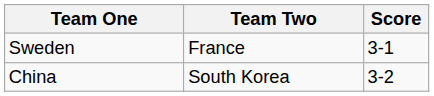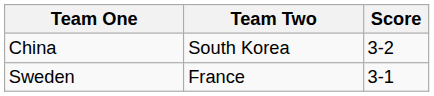rows swapped: (42, 47) <-> (33, 76)
